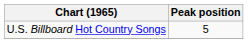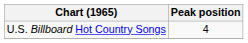(206, 30) 5 -> (206, 30) 4
